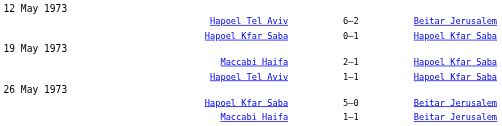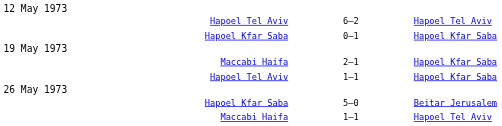(455, 21) Beitar Jerusalem -> (453, 21) Hapoel Tel Aviv
(455, 117) Beitar Jerusalem -> (453, 117) Hapoel Tel Aviv
